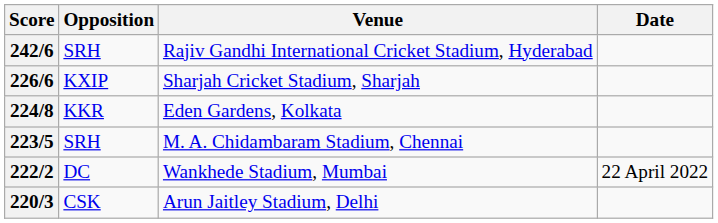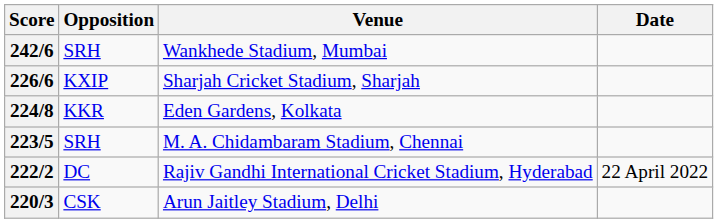(378, 50) Rajiv Gandhi International Cricket Stadium, Hyderabad -> (275, 50) Wankhede Stadium, Mumbai
(275, 171) Wankhede Stadium, Mumbai -> (378, 171) Rajiv Gandhi International Cricket Stadium, Hyderabad
